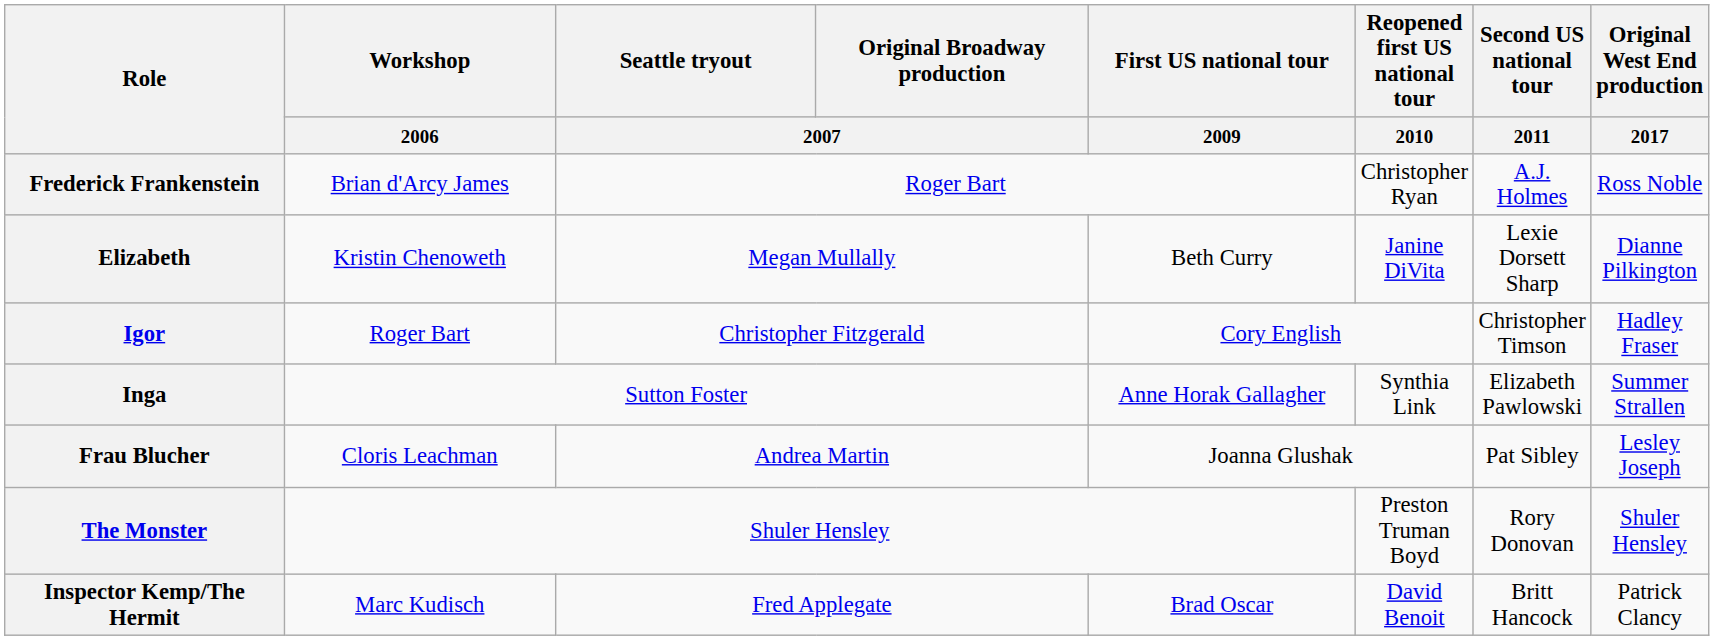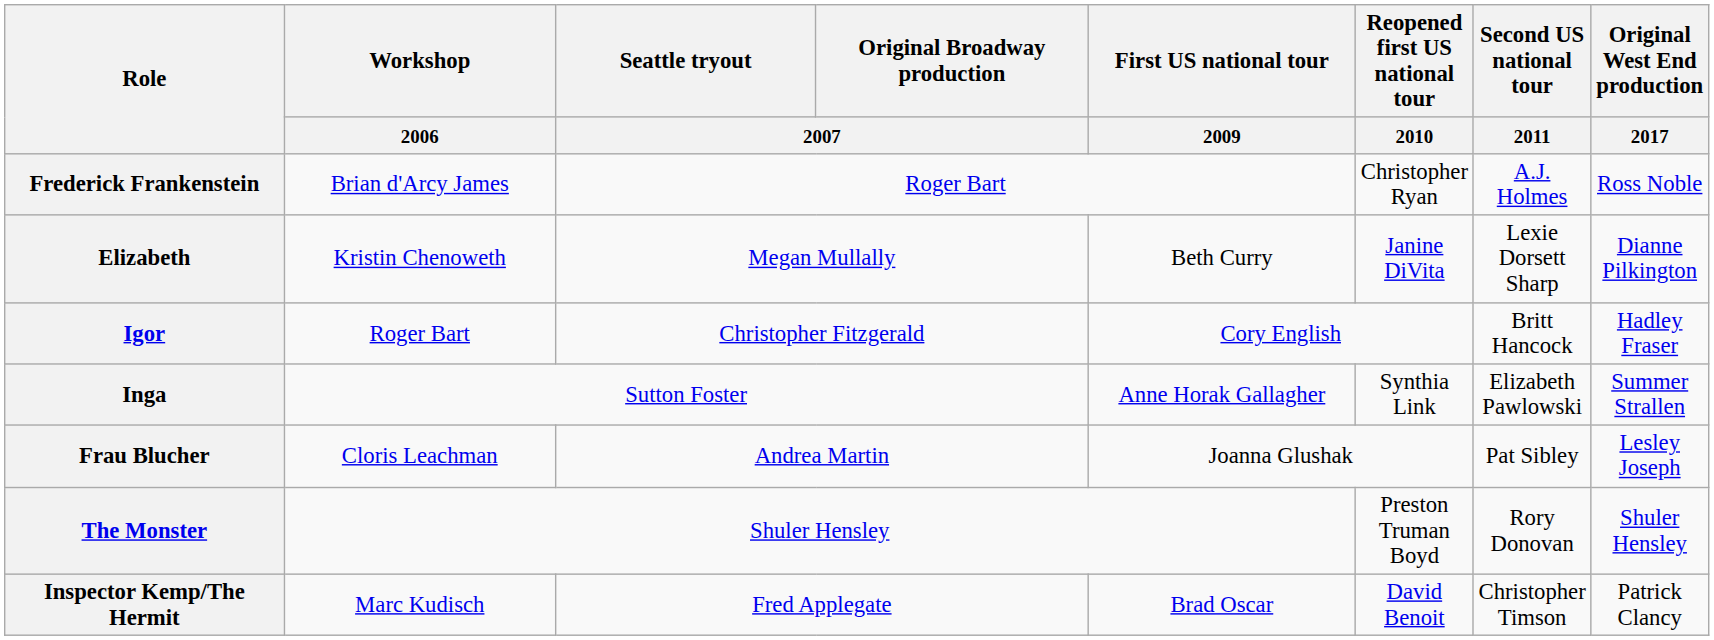(1532, 332) Christopher Timson -> (1532, 332) Britt Hancock
(1532, 604) Britt Hancock -> (1532, 604) Christopher Timson
